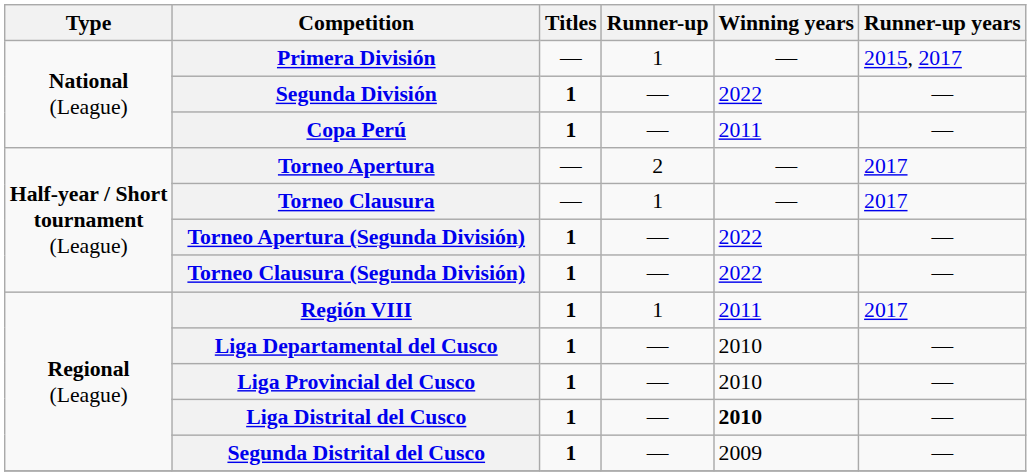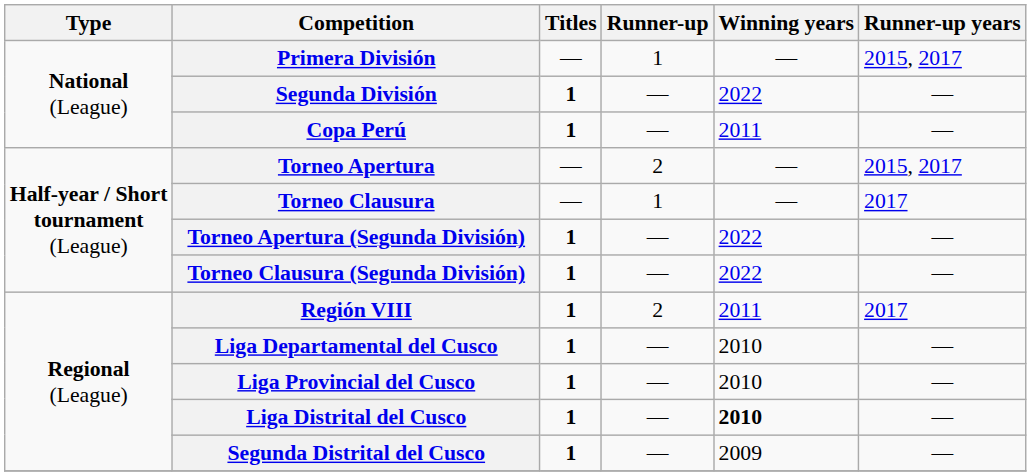(886, 165) 2017 -> (913, 165) 2015, 2017
(658, 309) 1 -> (658, 309) 2
